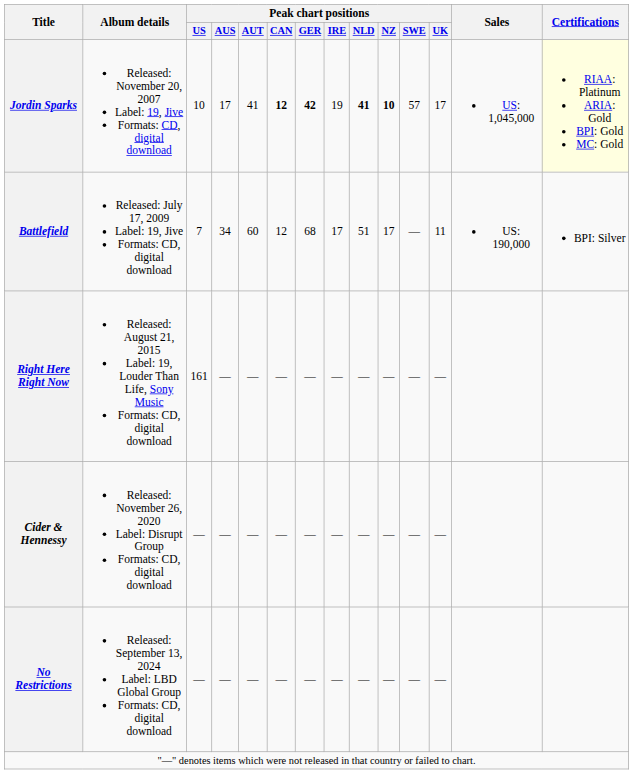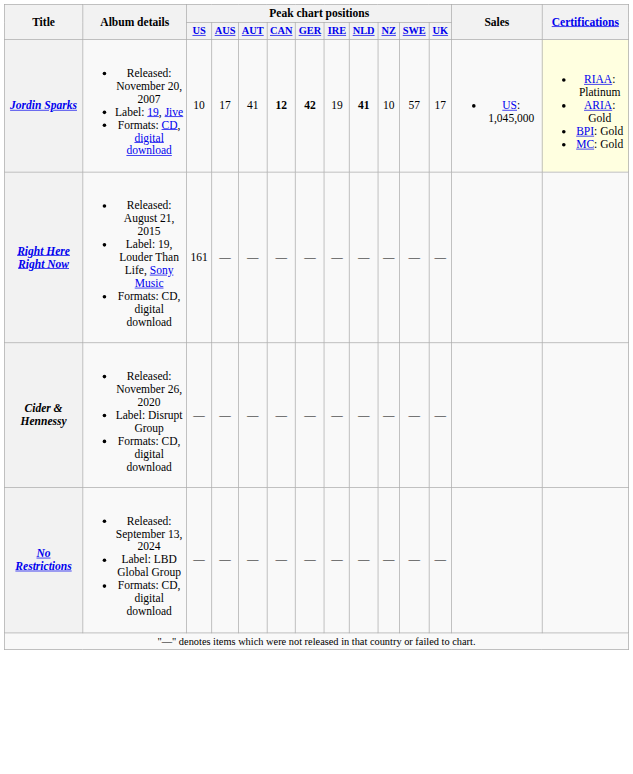(389, 105) bold -> (389, 105) normal
- row: (44, 231)
